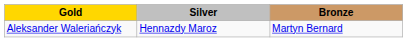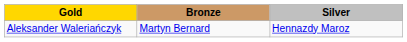columns swapped: (203, 12) <-> (336, 12)
